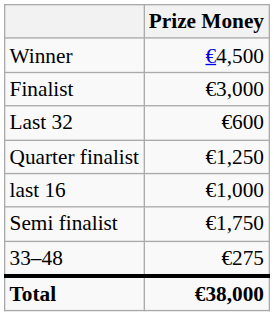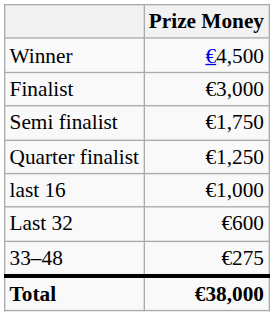rows swapped: (64, 223) <-> (41, 122)
